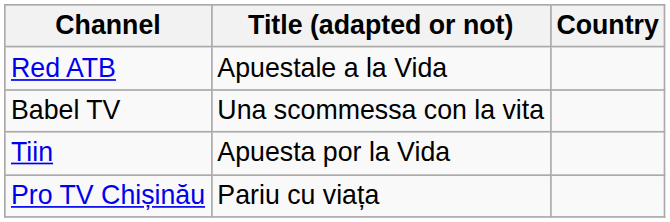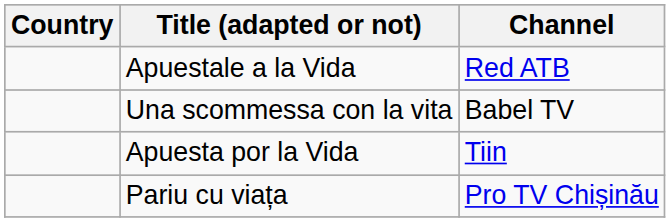columns swapped: (608, 25) <-> (108, 25)
